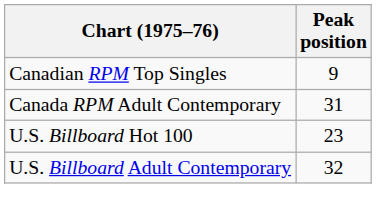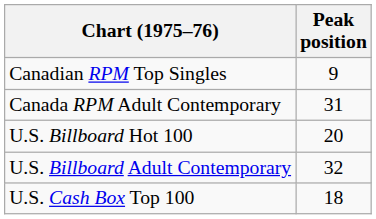(334, 135) 23 -> (334, 135) 20
+ row: (102, 198)
